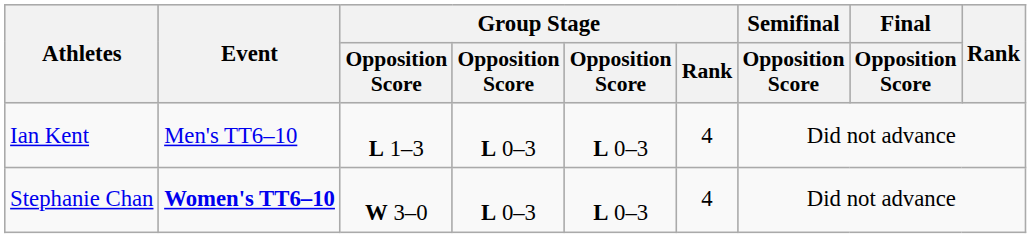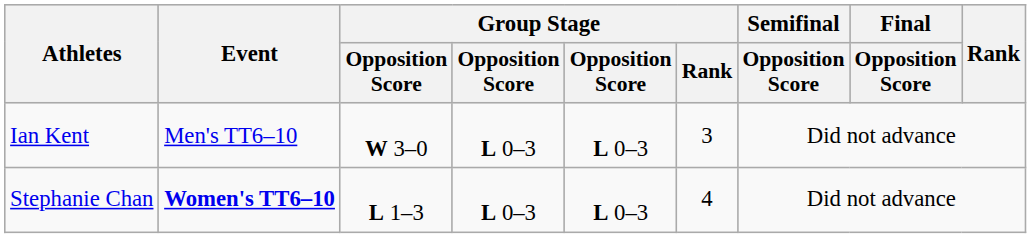(396, 148) L 1–3 -> (396, 148) W 3–0
(707, 135) 4 -> (707, 135) 3
(396, 213) W 3–0 -> (396, 213) L 1–3
